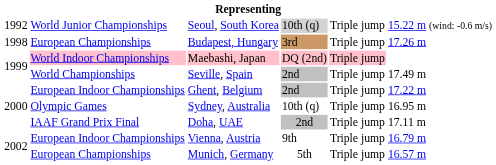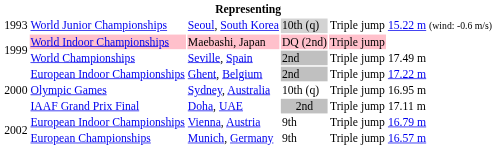(16, 25) 1992 -> (16, 25) 1993
- row: (233, 42)
(304, 154) 5th -> (289, 138) 9th
